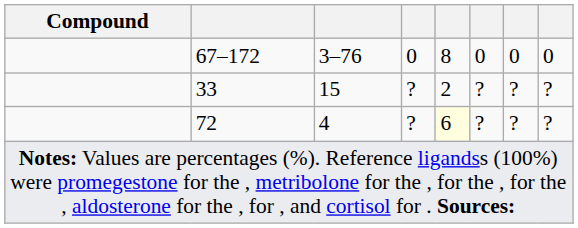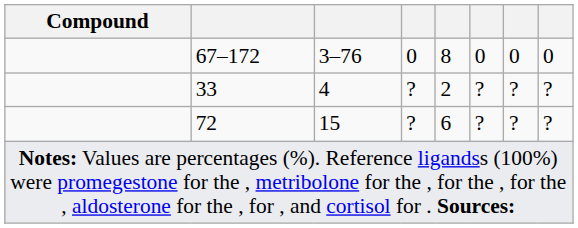(329, 89) 15 -> (324, 89) 4
(324, 123) 4 -> (329, 123) 15
(446, 123) lightyellow background -> (446, 123) no background
